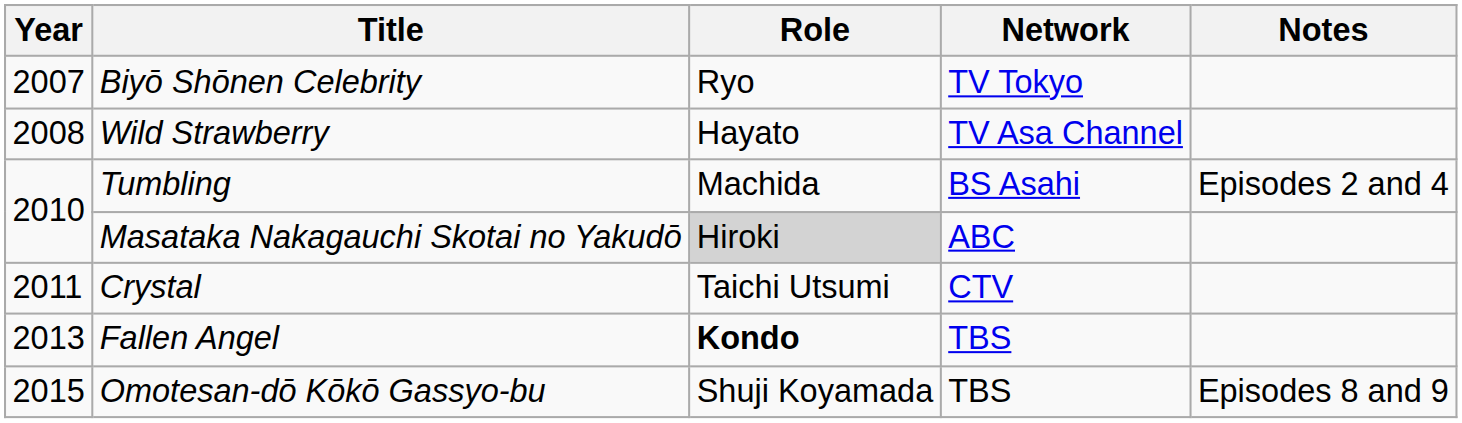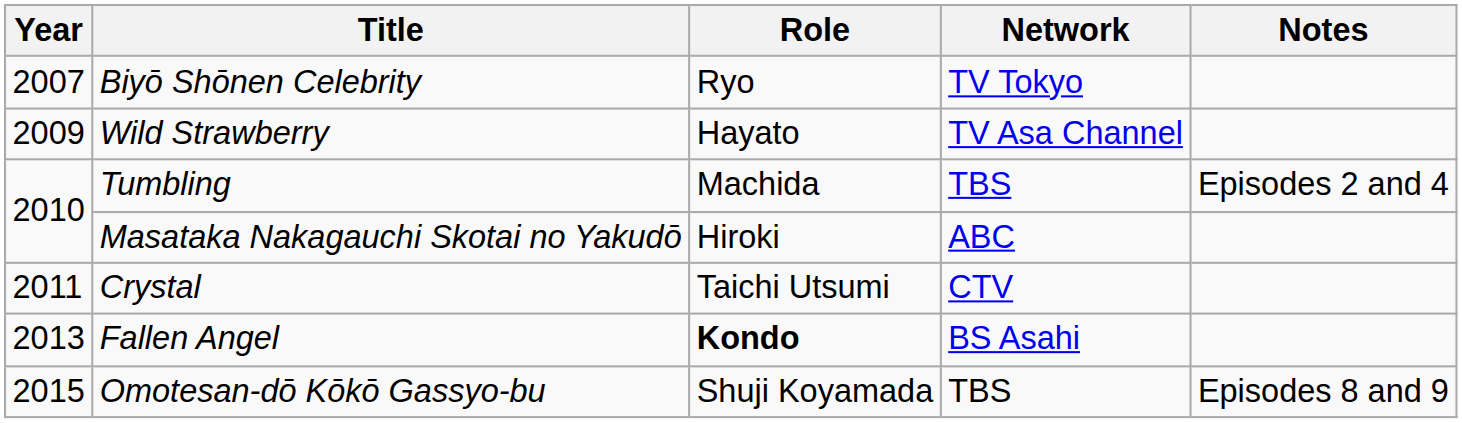(49, 133) 2008 -> (49, 133) 2009
(1014, 184) BS Asahi -> (980, 184) TBS
(738, 236) lightgrey background -> (738, 236) no background
(980, 339) TBS -> (1014, 339) BS Asahi
